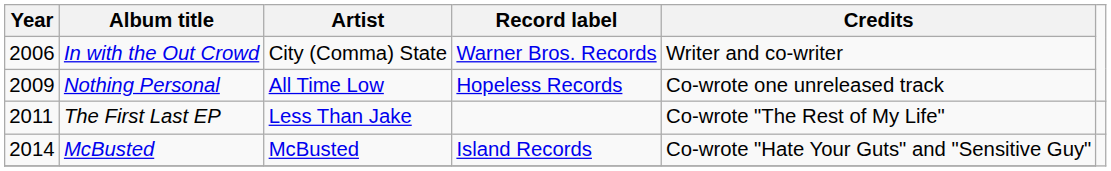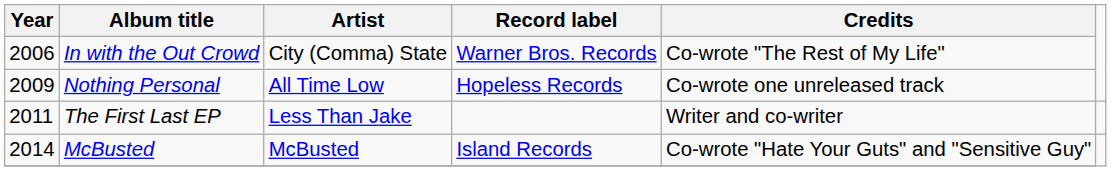(754, 52) Writer and co-writer -> (805, 52) Co-wrote "The Rest of My Life"
(805, 117) Co-wrote "The Rest of My Life" -> (754, 117) Writer and co-writer
